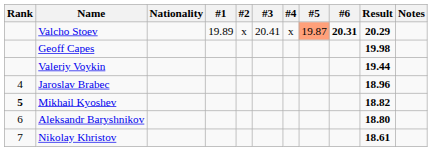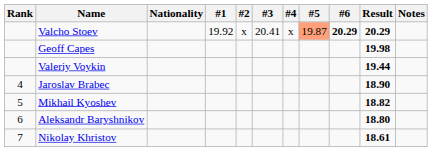(221, 31) 19.89 -> (221, 31) 19.92
(345, 31) 20.31 -> (345, 31) 20.29
(378, 84) 18.96 -> (378, 84) 18.90
(20, 102) bold -> (20, 102) normal
